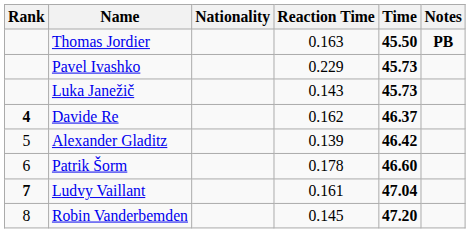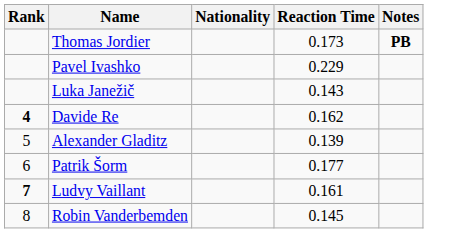- column: (400, 16)
(326, 41) 0.163 -> (326, 41) 0.173
(326, 166) 0.178 -> (326, 166) 0.177
